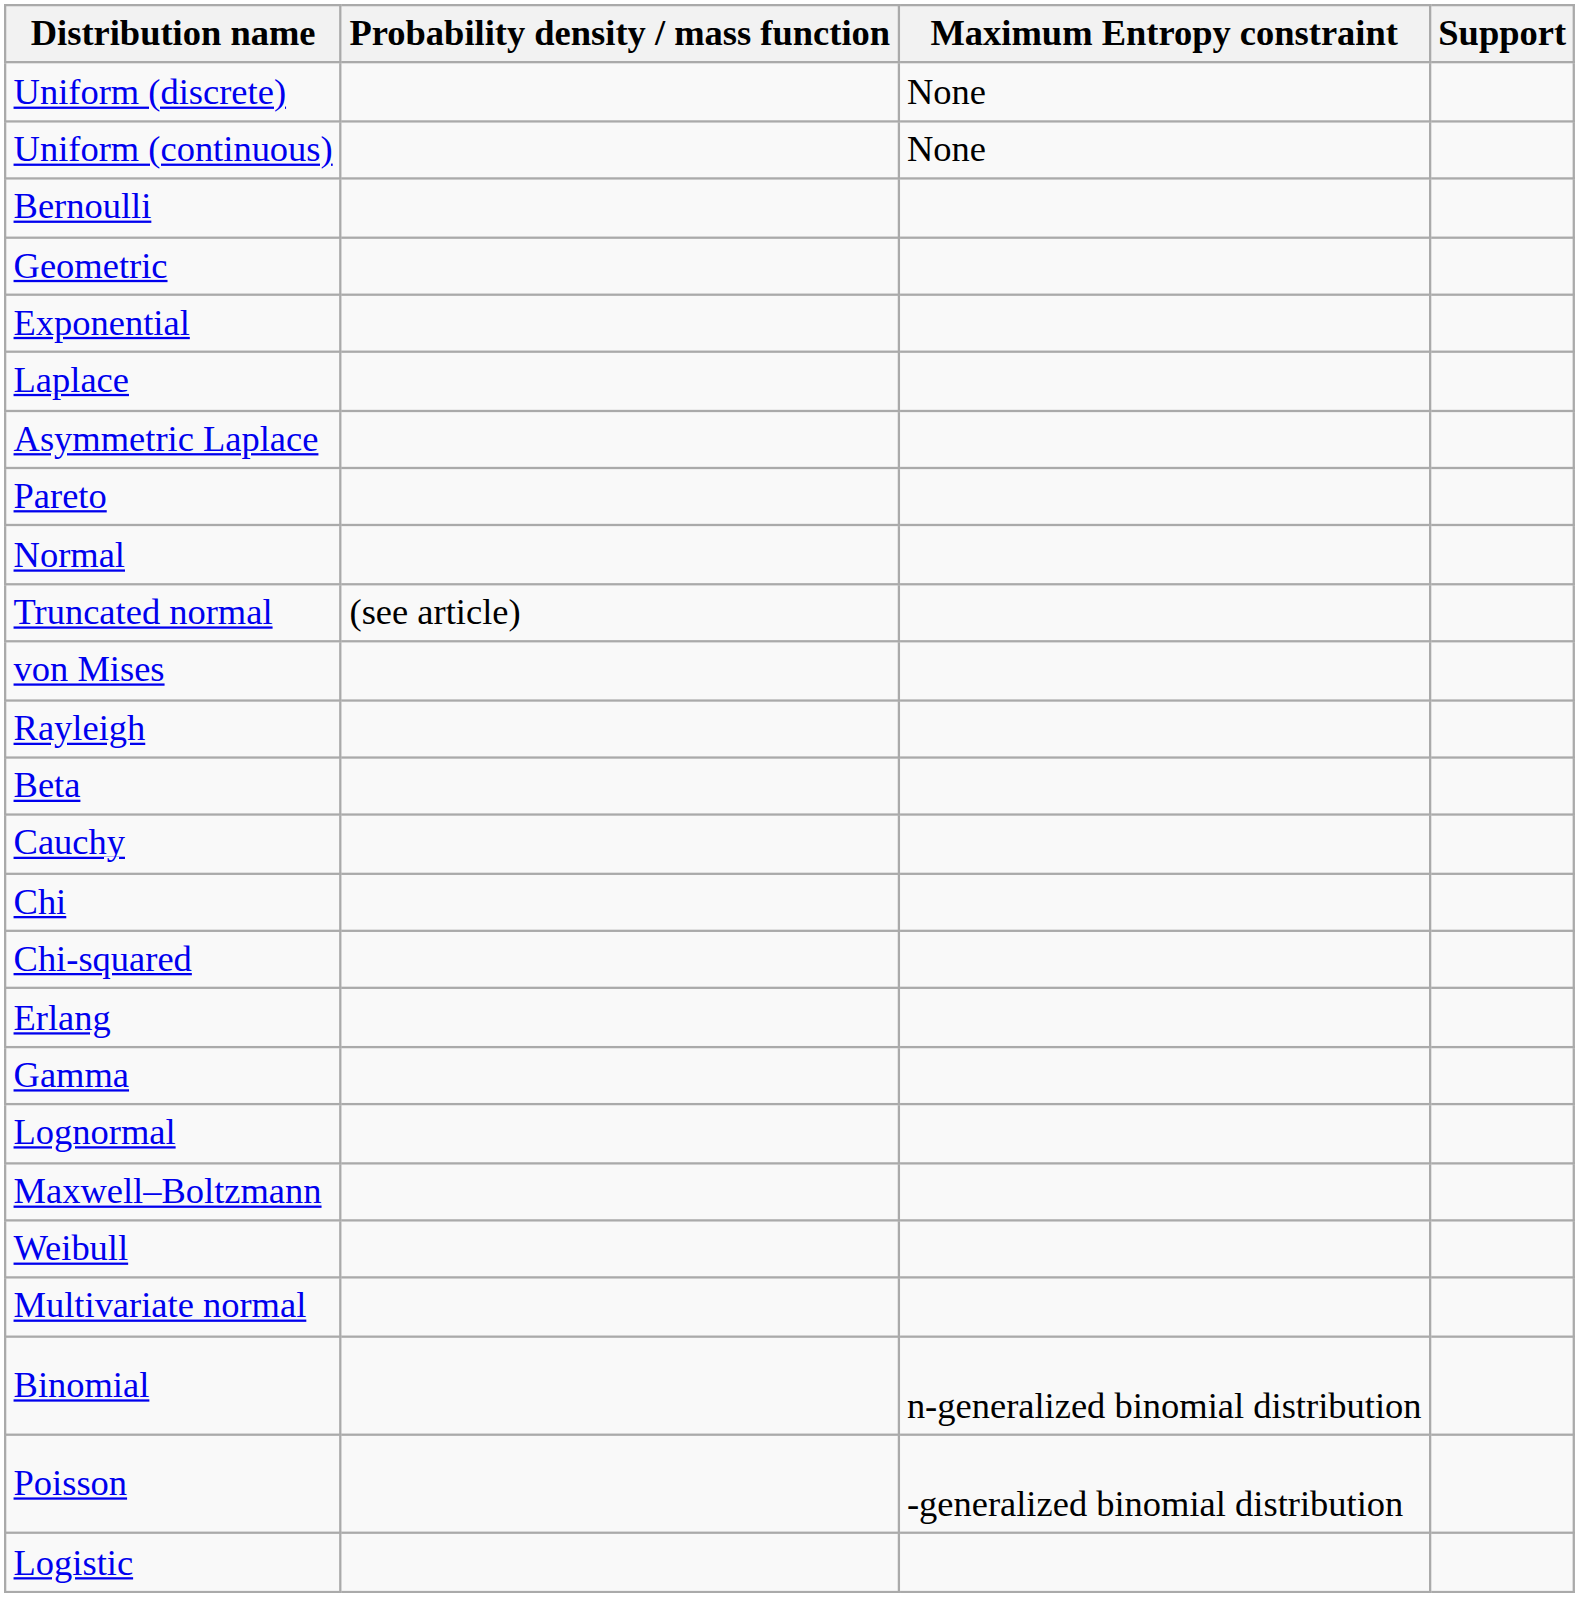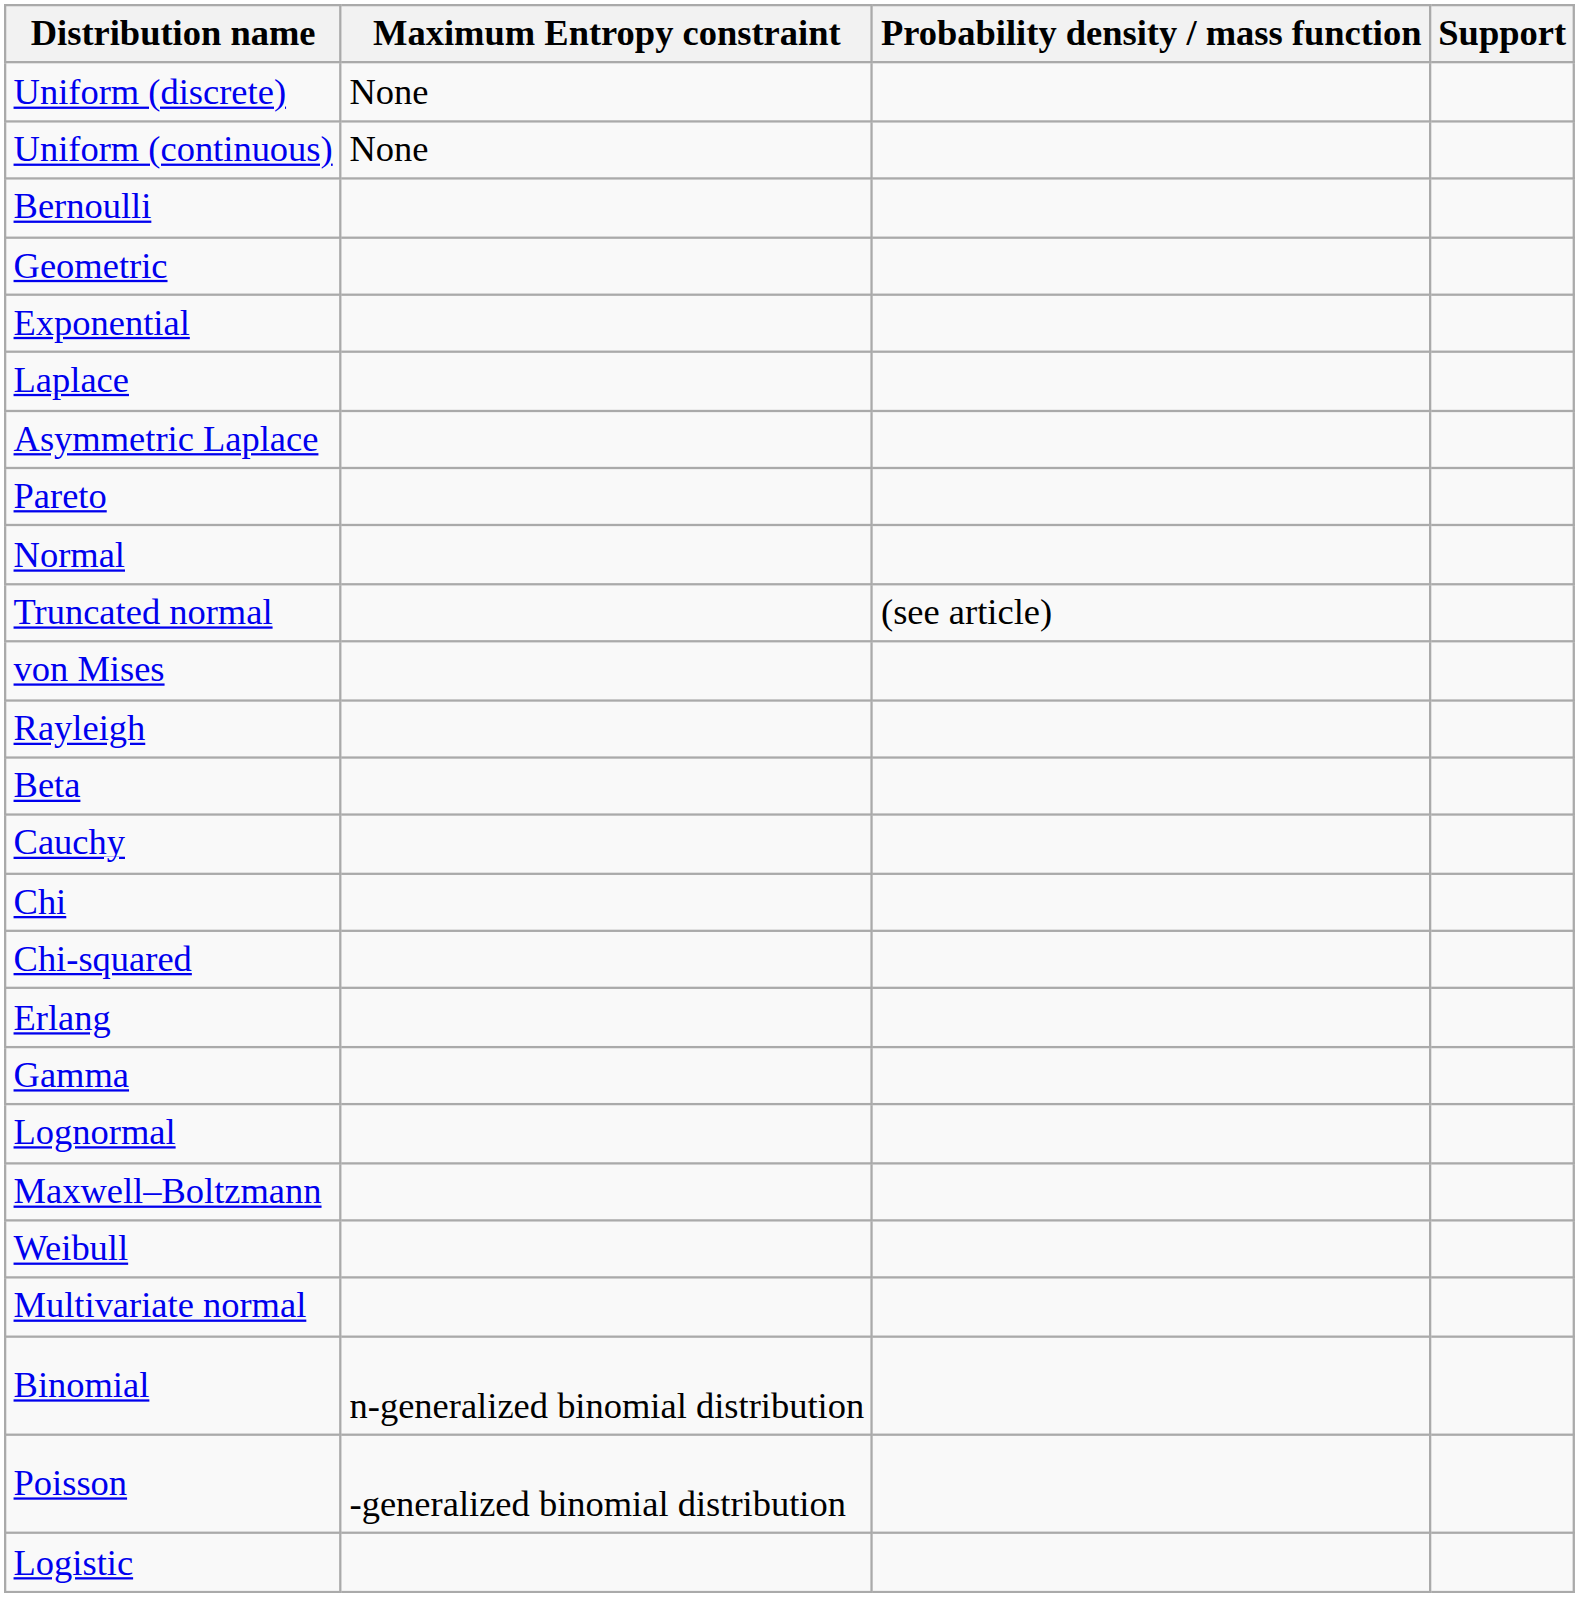columns swapped: (620, 33) <-> (1164, 33)
